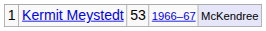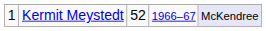(138, 15) 53 -> (138, 15) 52
